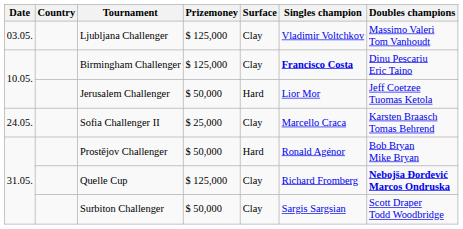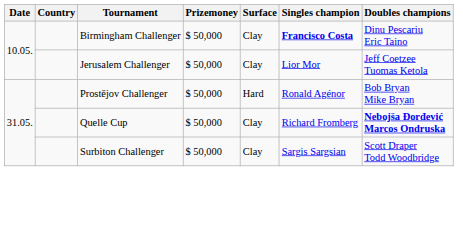- row: (124, 35)
(206, 64) $ 125,000 -> (204, 35) $ 50,000
(253, 93) Hard -> (253, 64) Clay
- row: (120, 122)
(206, 180) $ 125,000 -> (204, 122) $ 50,000
